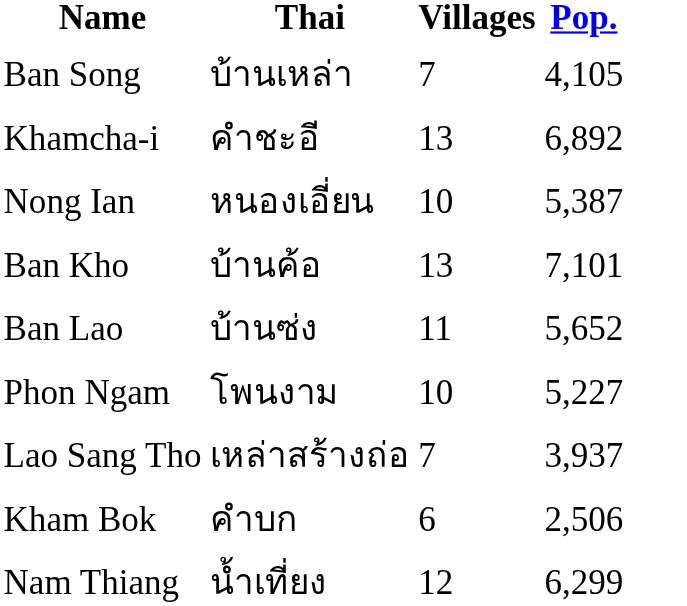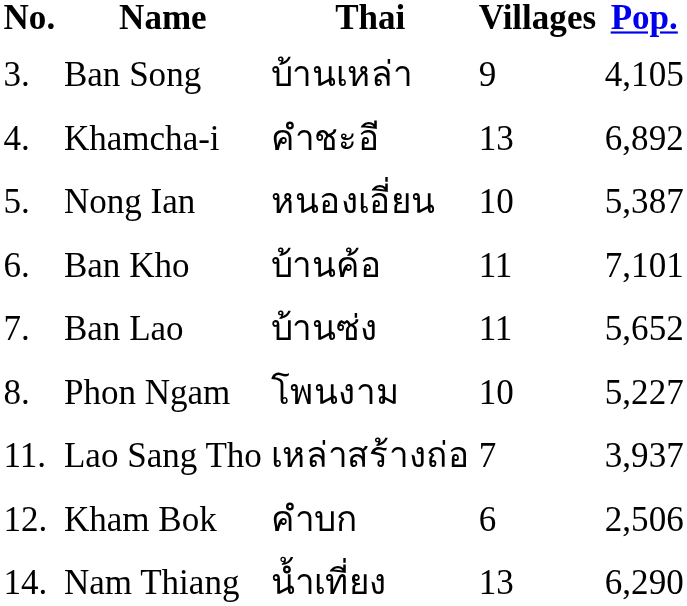+ column: (29, 17)
(427, 73) 7 -> (487, 73) 9
(436, 264) 13 -> (495, 264) 11
(436, 581) 12 -> (496, 581) 13
(584, 581) 6,299 -> (644, 581) 6,290
